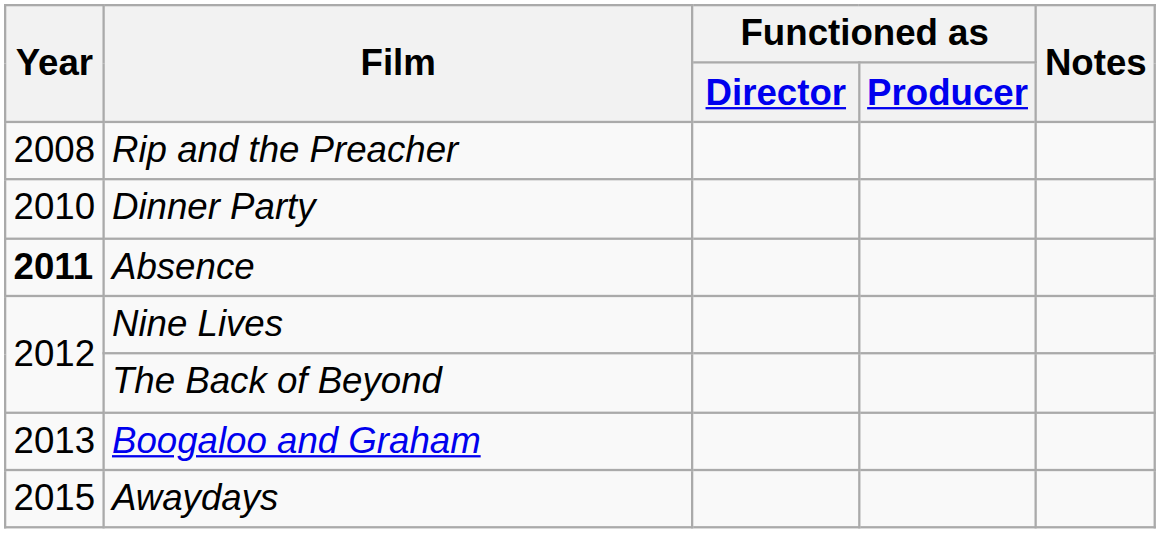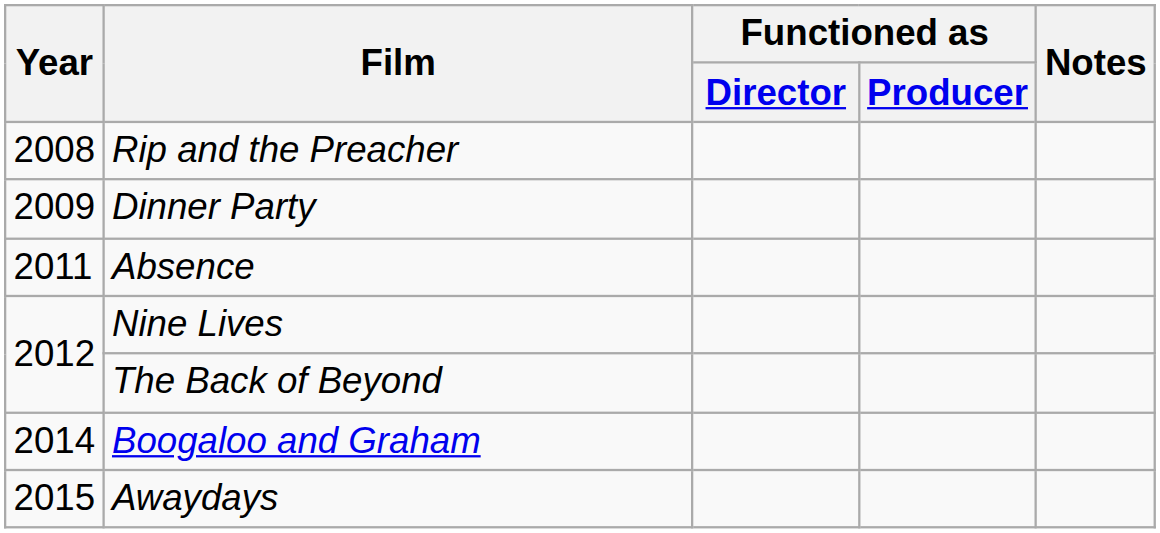(54, 207) 2010 -> (54, 207) 2009
(53, 265) bold -> (53, 265) normal
(54, 440) 2013 -> (54, 440) 2014
